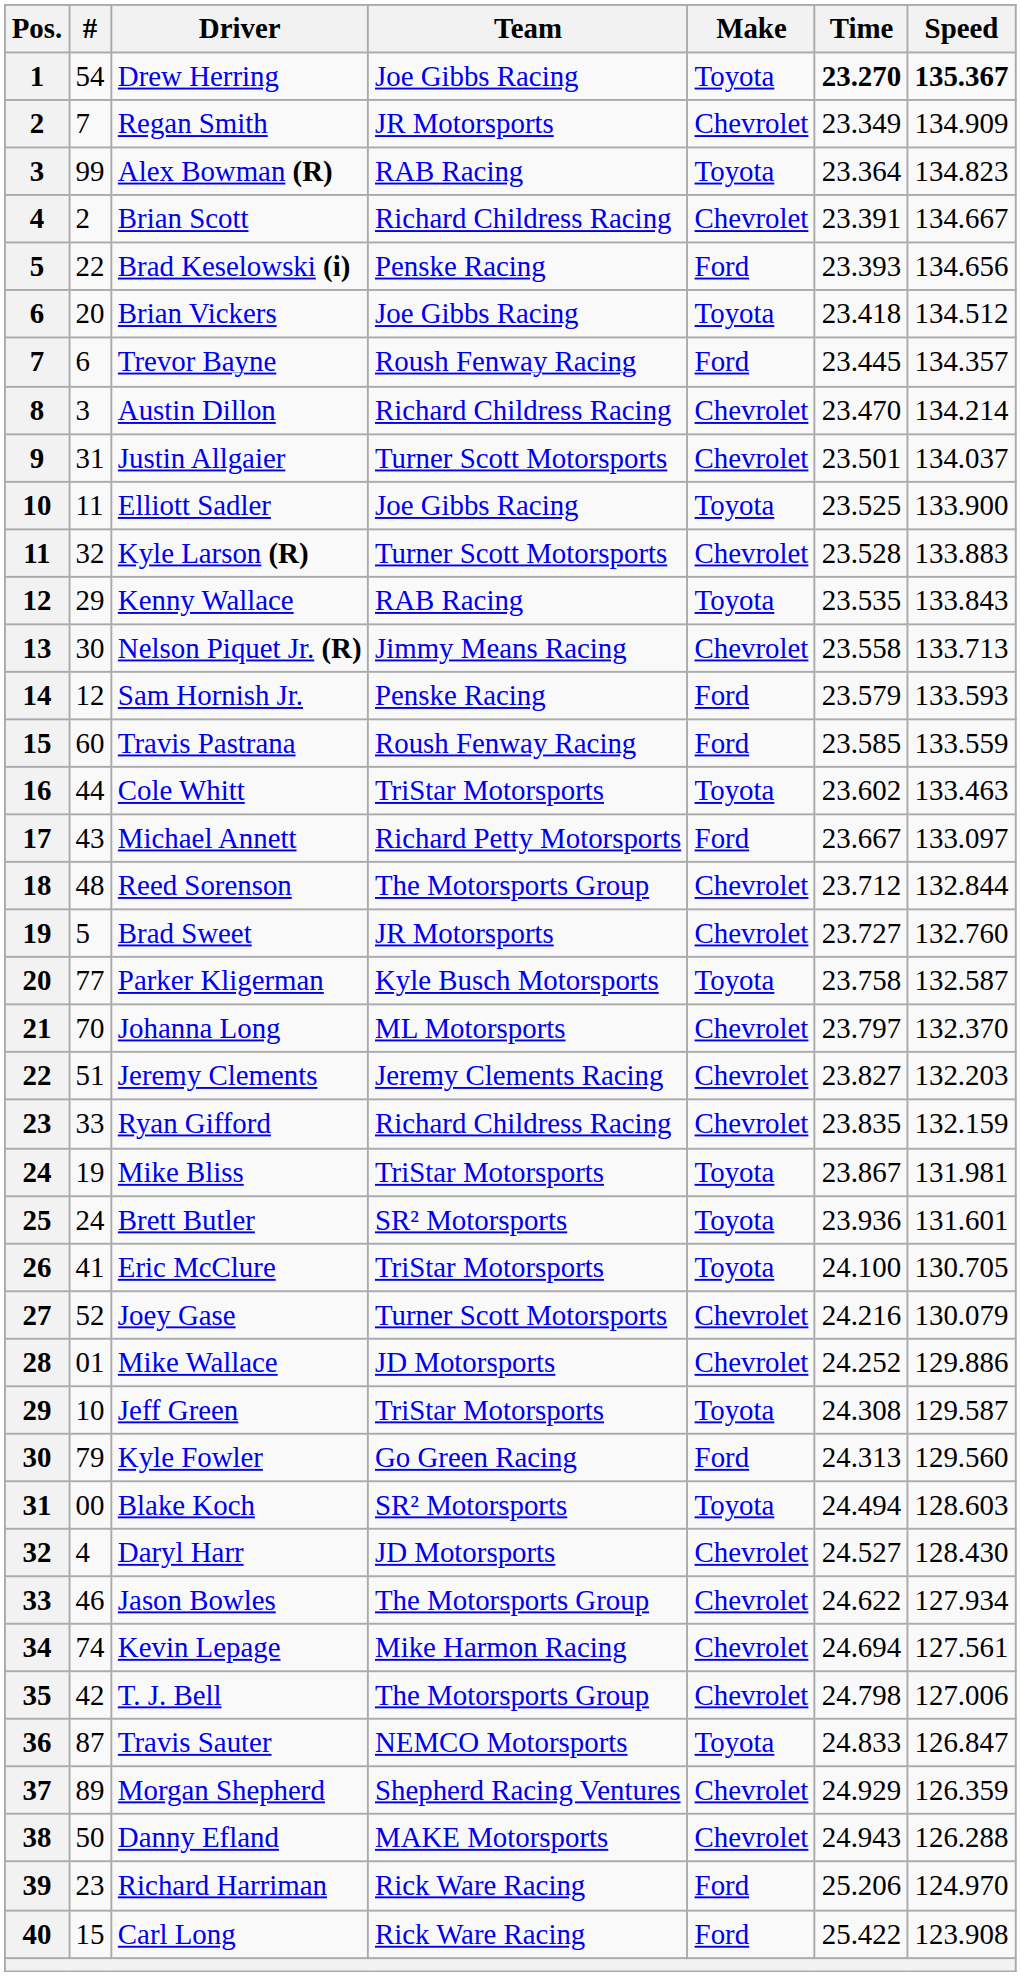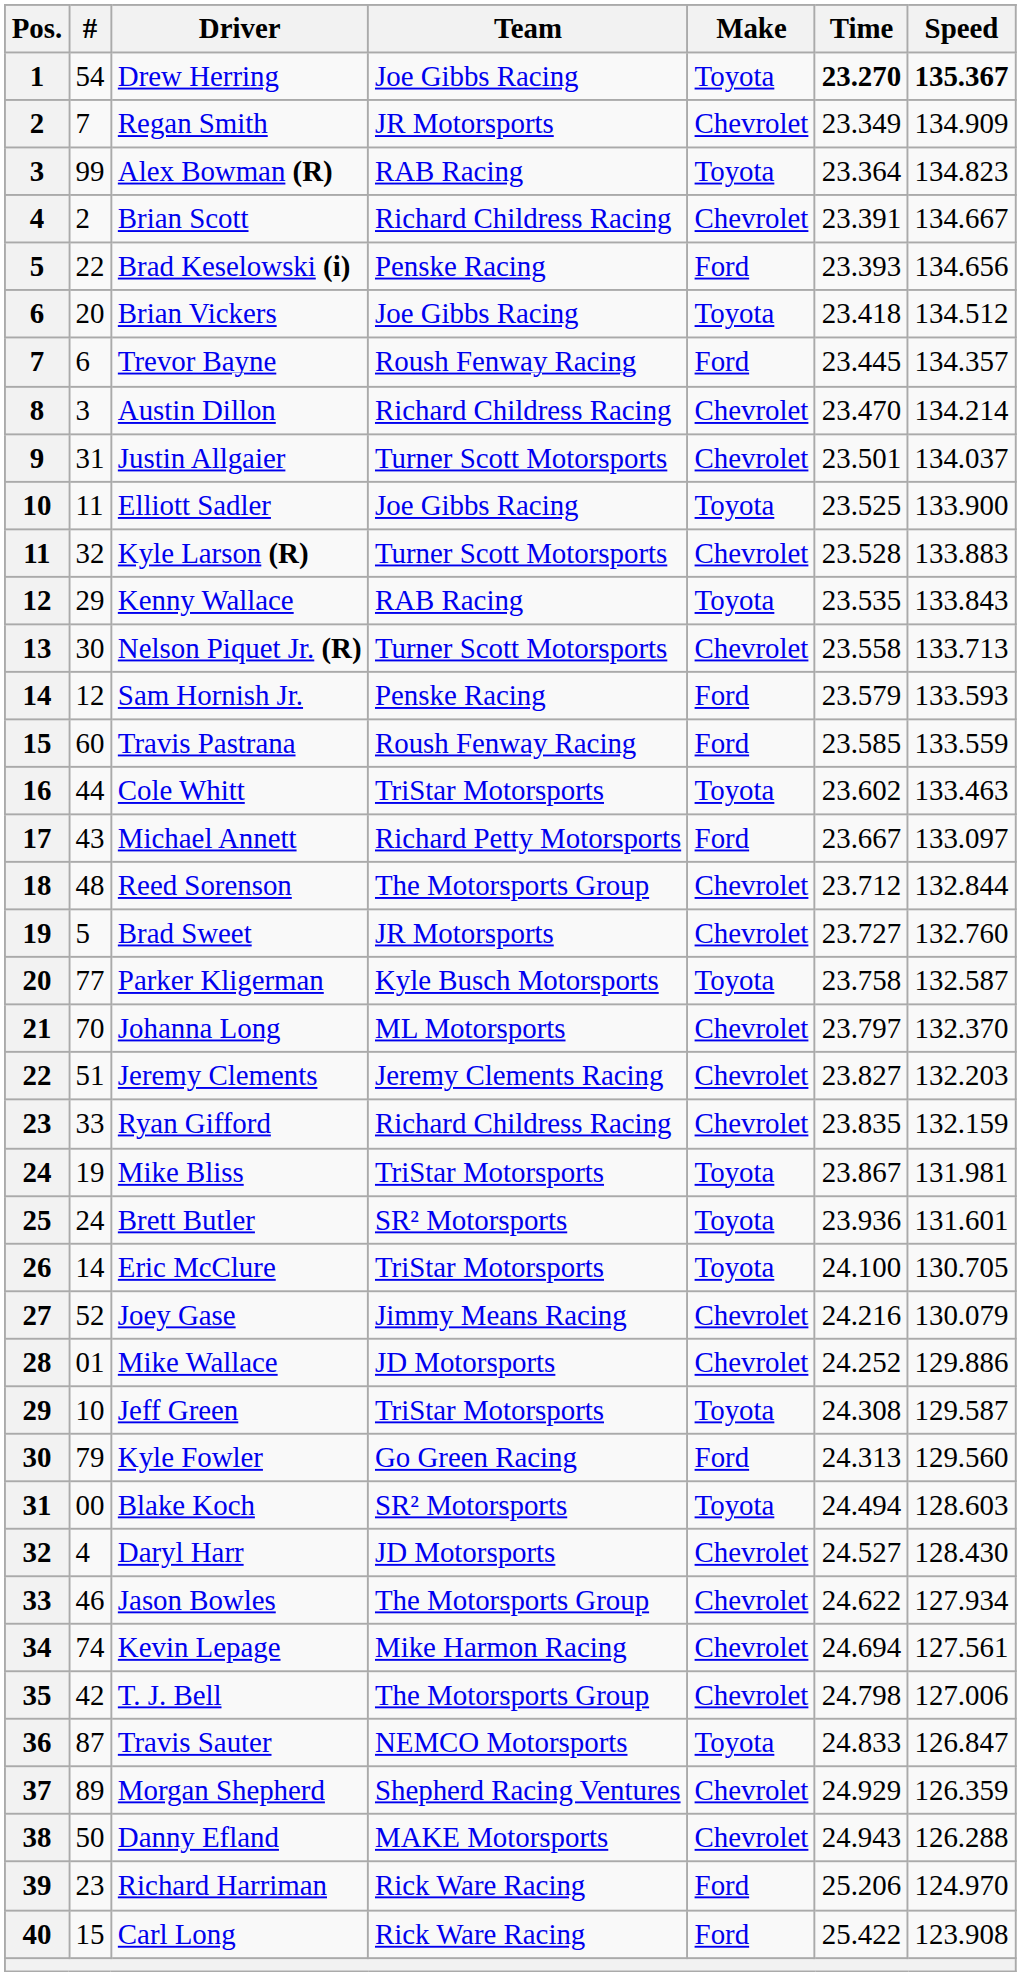(501, 647) Jimmy Means Racing -> (521, 647) Turner Scott Motorsports
(90, 1266) 41 -> (90, 1266) 14
(521, 1314) Turner Scott Motorsports -> (501, 1314) Jimmy Means Racing
